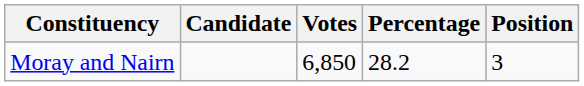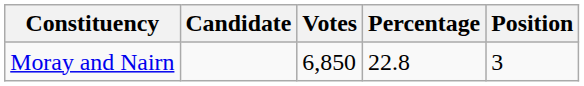(389, 61) 28.2 -> (389, 61) 22.8
